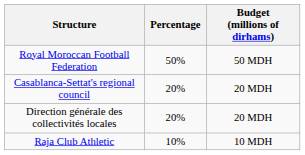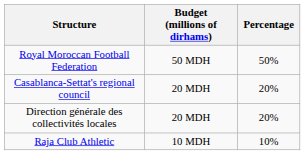columns swapped: (253, 25) <-> (175, 25)
